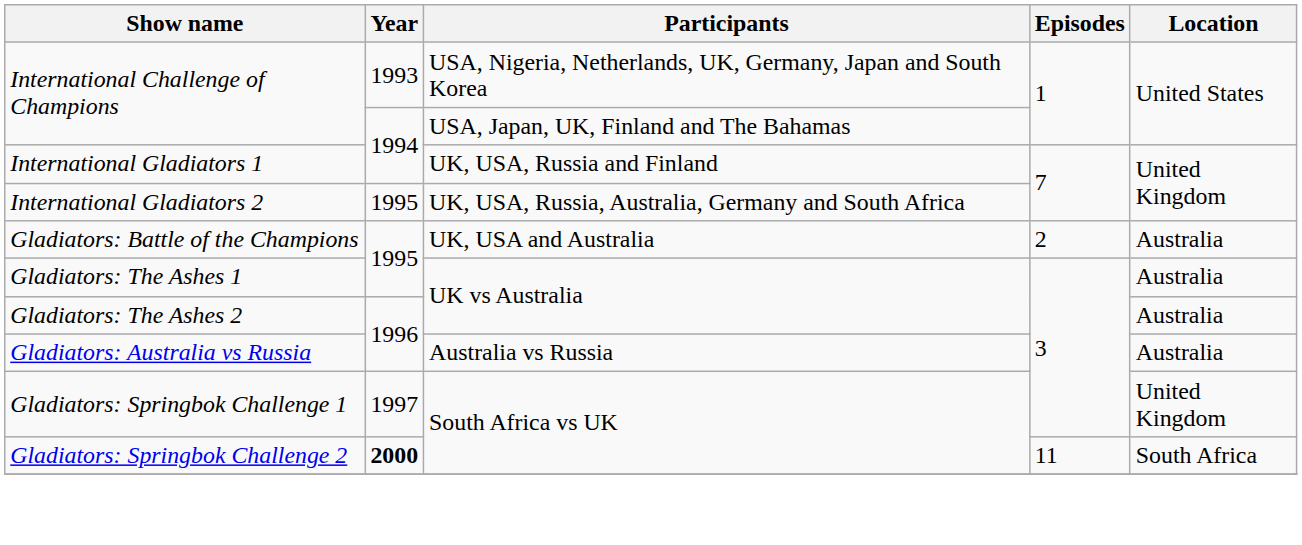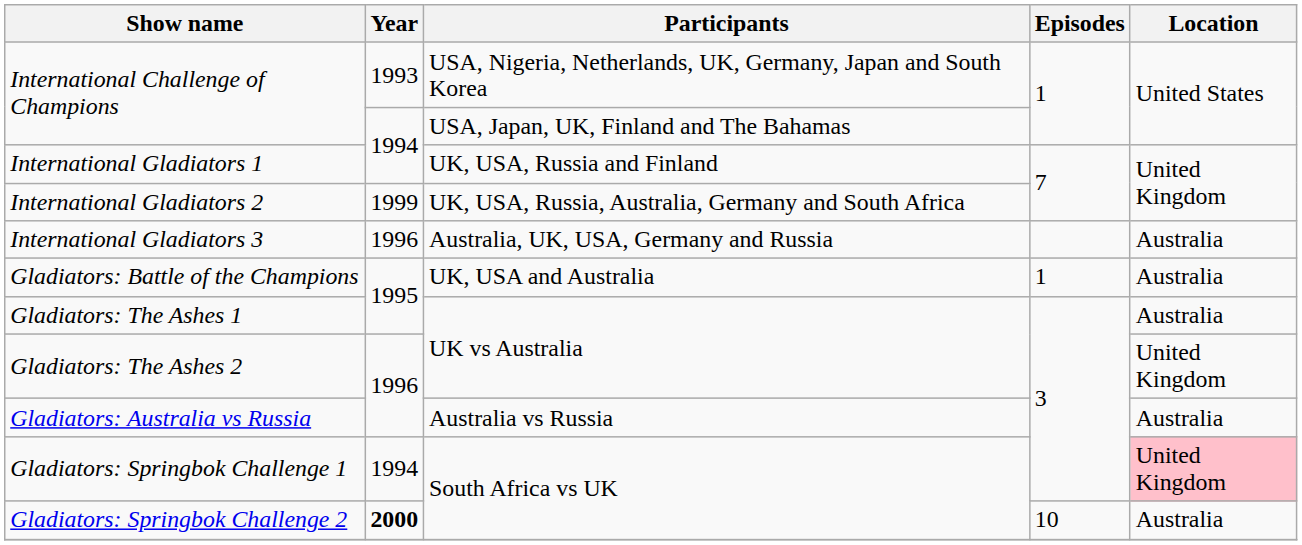(394, 201) 1995 -> (394, 201) 1999
+ row: (137, 239)
(1041, 239) 2 -> (1041, 277) 1
(1180, 314) Australia -> (1181, 366) United Kingdom
(394, 403) 1997 -> (394, 468) 1994
(1181, 403) no background -> (1181, 468) pink background
(1046, 455) 11 -> (1047, 519) 10
(1196, 455) South Africa -> (1180, 519) Australia
